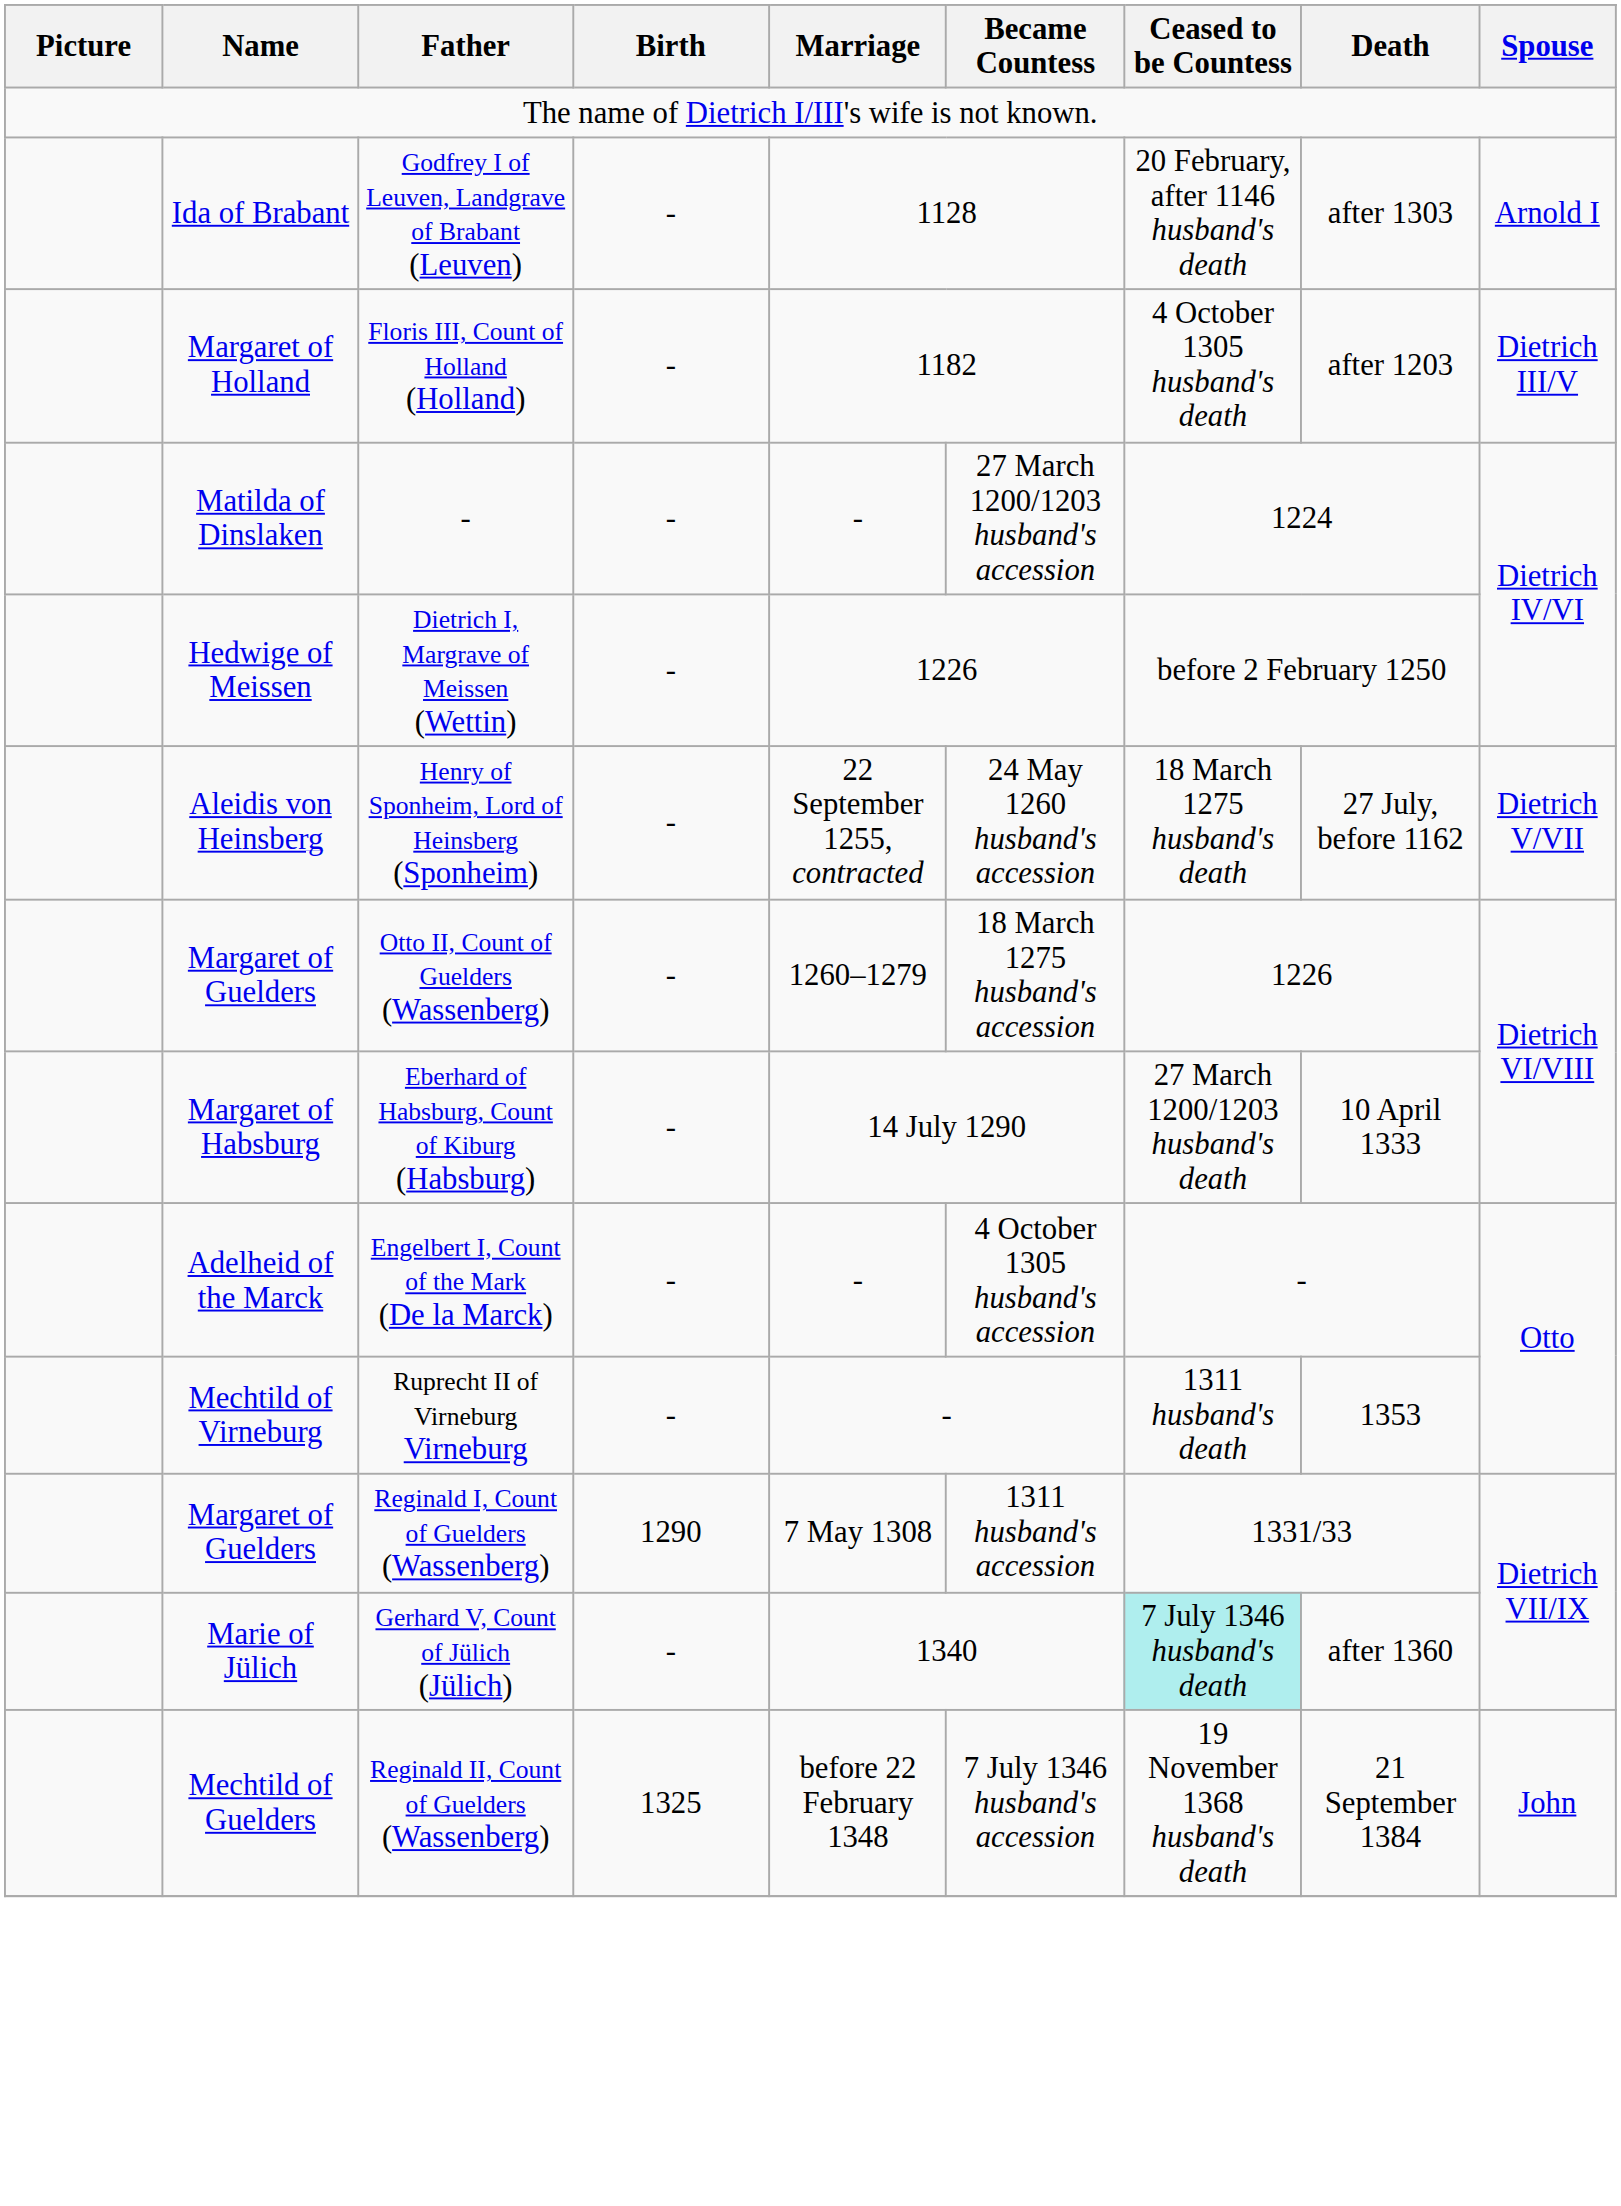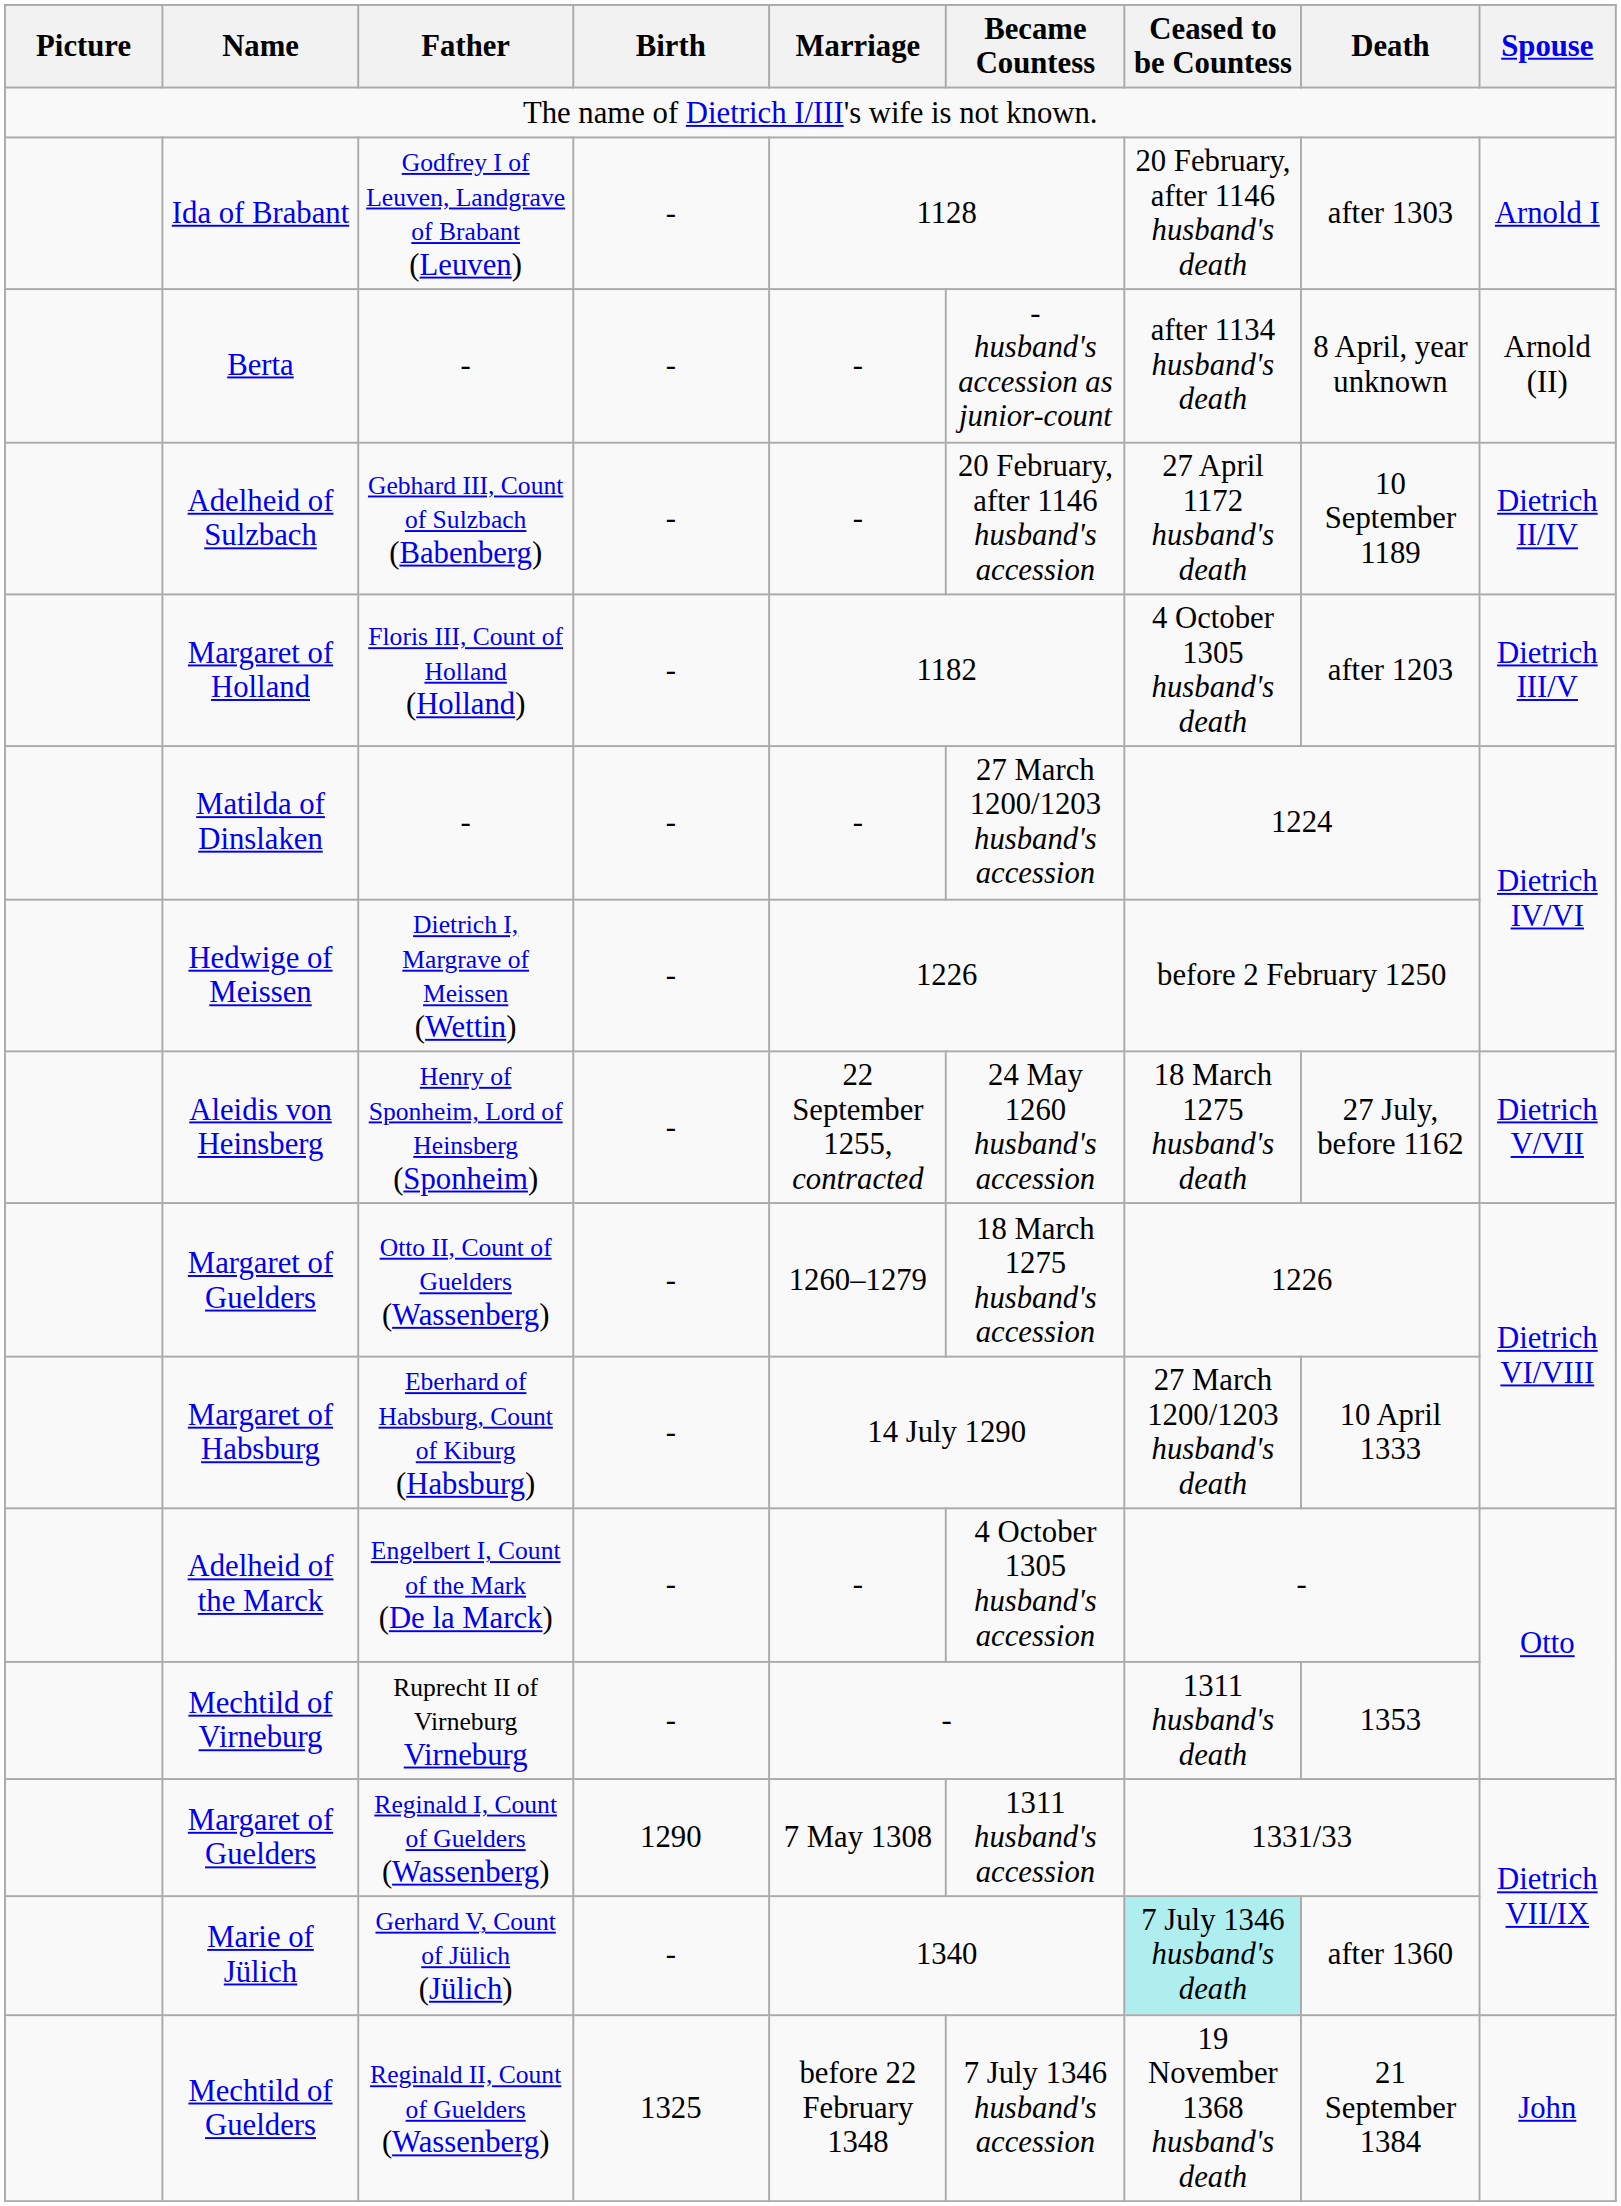+ row: (261, 365)
+ row: (261, 517)
